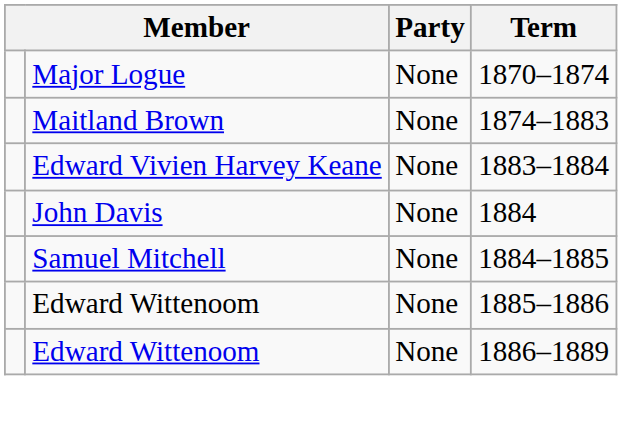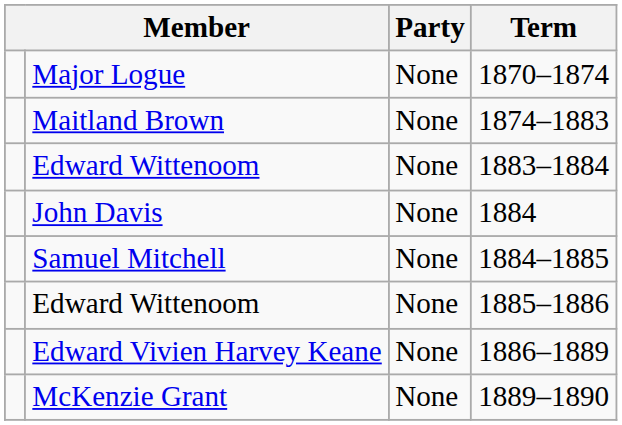(207, 166) Edward Vivien Harvey Keane -> (146, 166) Edward Wittenoom
(146, 350) Edward Wittenoom -> (207, 350) Edward Vivien Harvey Keane
+ row: (544, 397)
